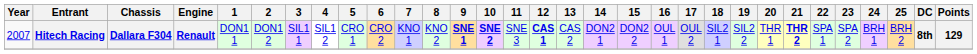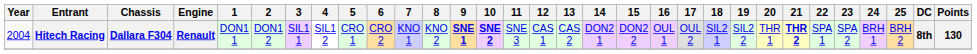(19, 35) 2007 -> (19, 35) 2004
(543, 35) bold -> (543, 35) normal
(954, 35) 129 -> (953, 35) 130
